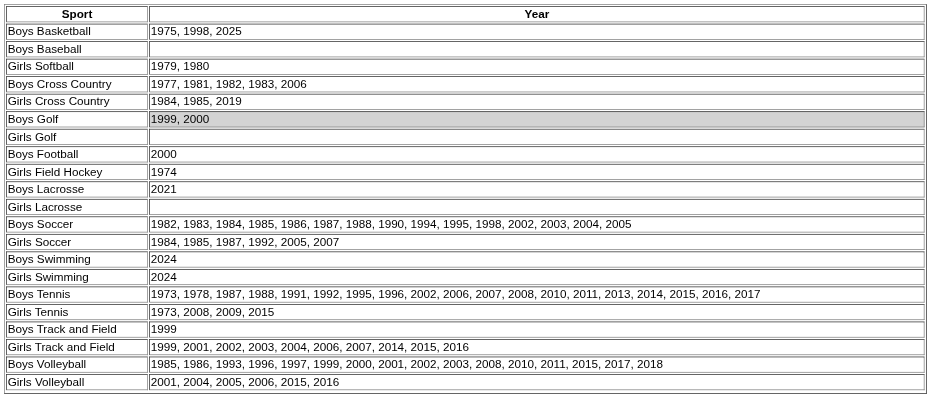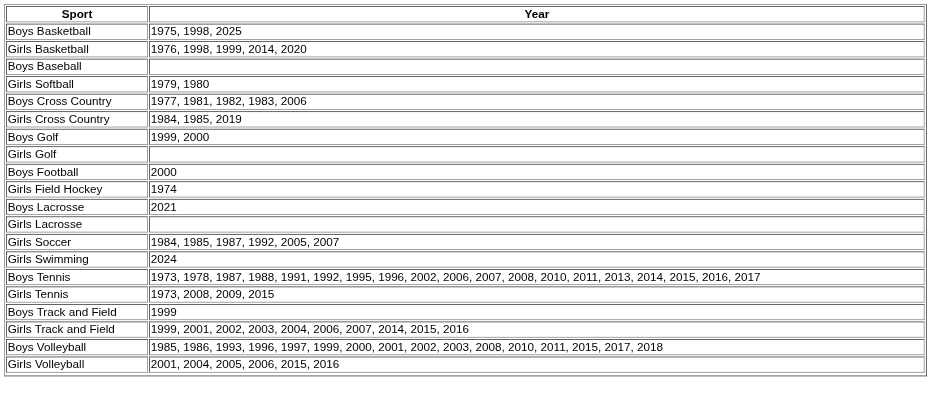+ row: (48, 49)
(180, 119) lightgrey background -> (180, 136) no background
- row: (40, 224)
- row: (49, 259)
